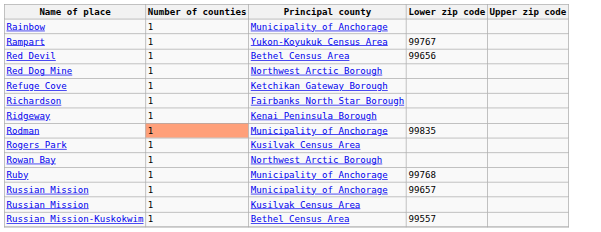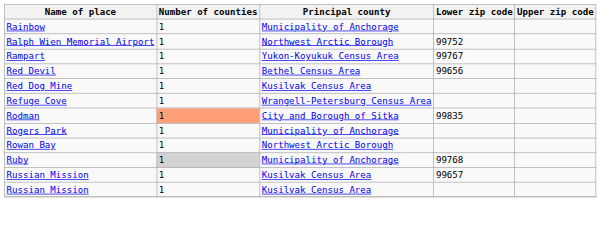+ row: (80, 41)
(317, 71) Northwest Arctic Borough -> (317, 86) Kusilvak Census Area
(319, 86) Ketchikan Gateway Borough -> (347, 101) Wrangell-Petersburg Census Area
- row: (34, 101)
- row: (28, 116)
(319, 130) Municipality of Anchorage -> (330, 116) City and Borough of Sitka
(306, 145) Kusilvak Census Area -> (330, 130) Municipality of Anchorage
(151, 175) no background -> (162, 160) lightgrey background
(319, 190) Municipality of Anchorage -> (317, 175) Kusilvak Census Area
- row: (75, 219)
